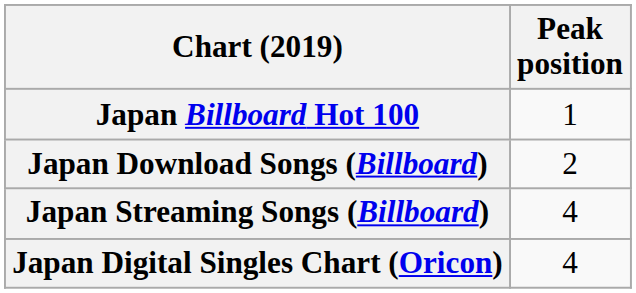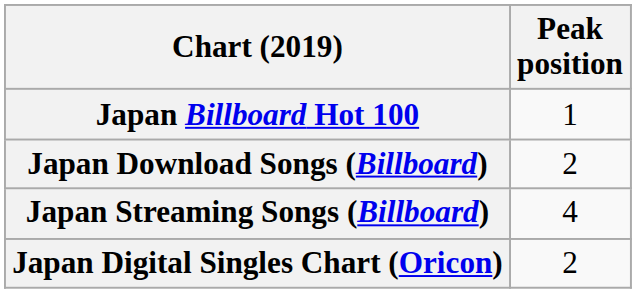(570, 262) 4 -> (570, 262) 2
